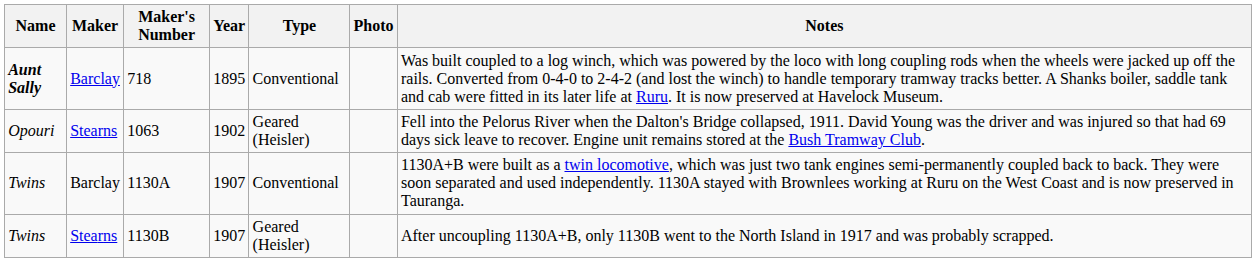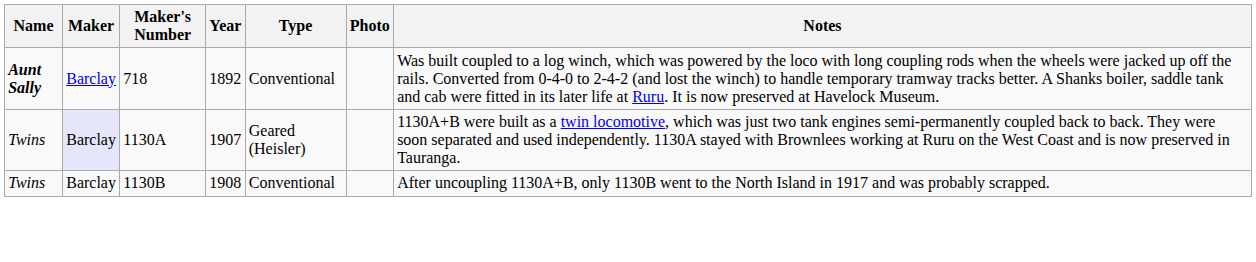(229, 78) 1895 -> (225, 78) 1892
- row: (143, 130)
(95, 183) no background -> (91, 139) lavender background
(296, 183) Conventional -> (277, 139) Geared (Heisler)
(94, 235) Stearns -> (91, 183) Barclay
(229, 235) 1907 -> (225, 183) 1908
(281, 235) Geared (Heisler) -> (292, 183) Conventional
